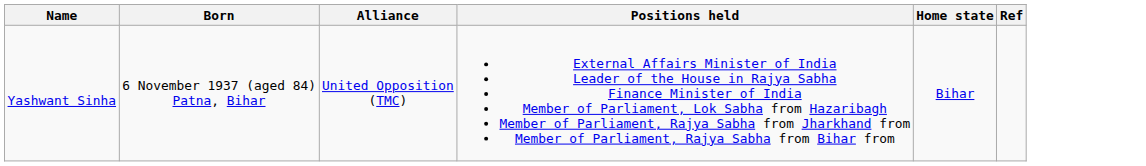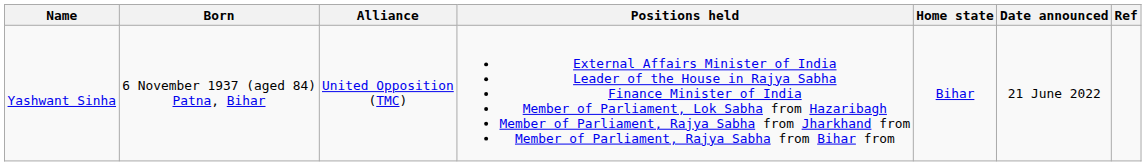+ column: (1054, 15)
